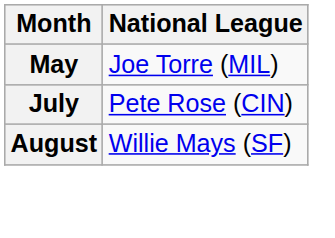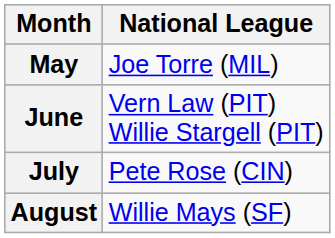+ row: (54, 118)
